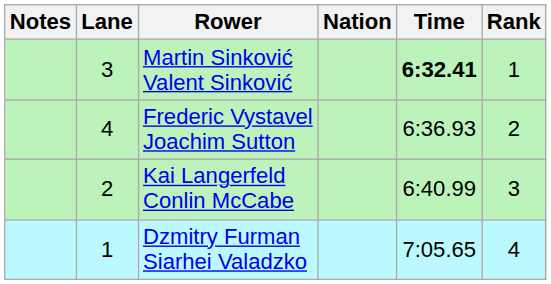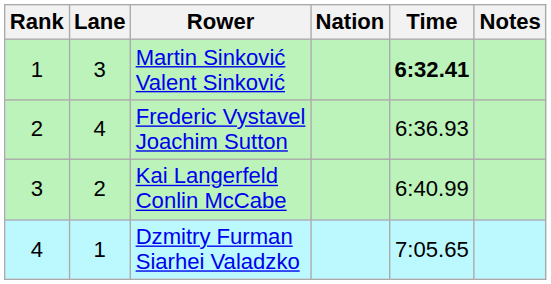columns swapped: (514, 22) <-> (40, 22)
